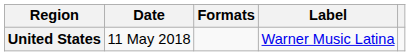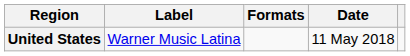columns swapped: (149, 16) <-> (328, 16)
